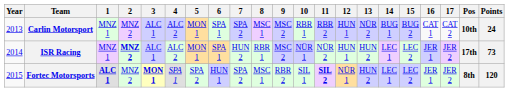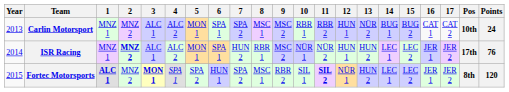(492, 52) 73 -> (492, 52) 76
